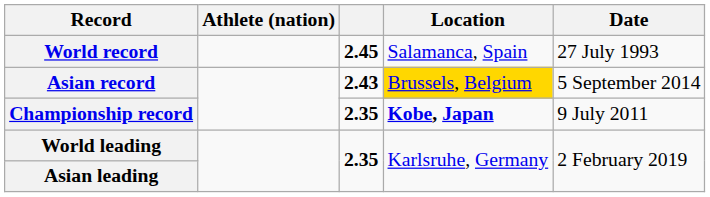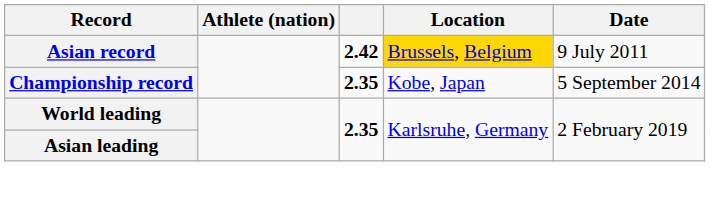- row: (101, 51)
(361, 82) 2.43 -> (361, 51) 2.42
(629, 82) 5 September 2014 -> (603, 51) 9 July 2011
(441, 113) bold -> (436, 82) normal
(603, 113) 9 July 2011 -> (629, 82) 5 September 2014
